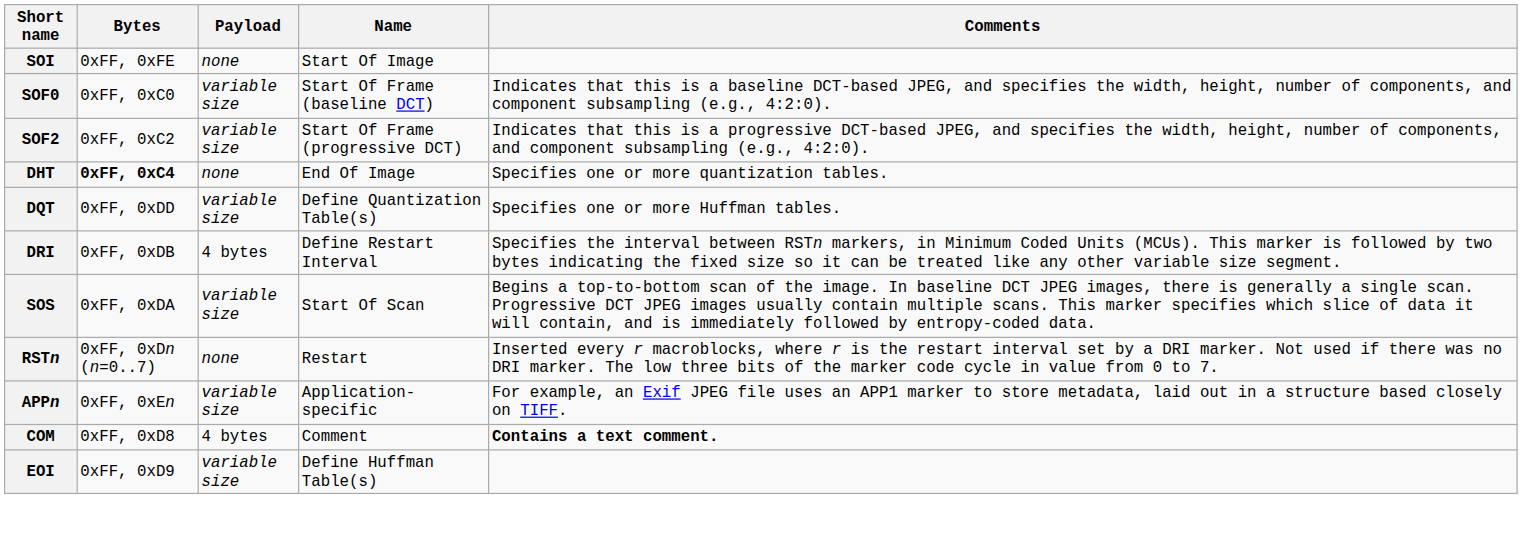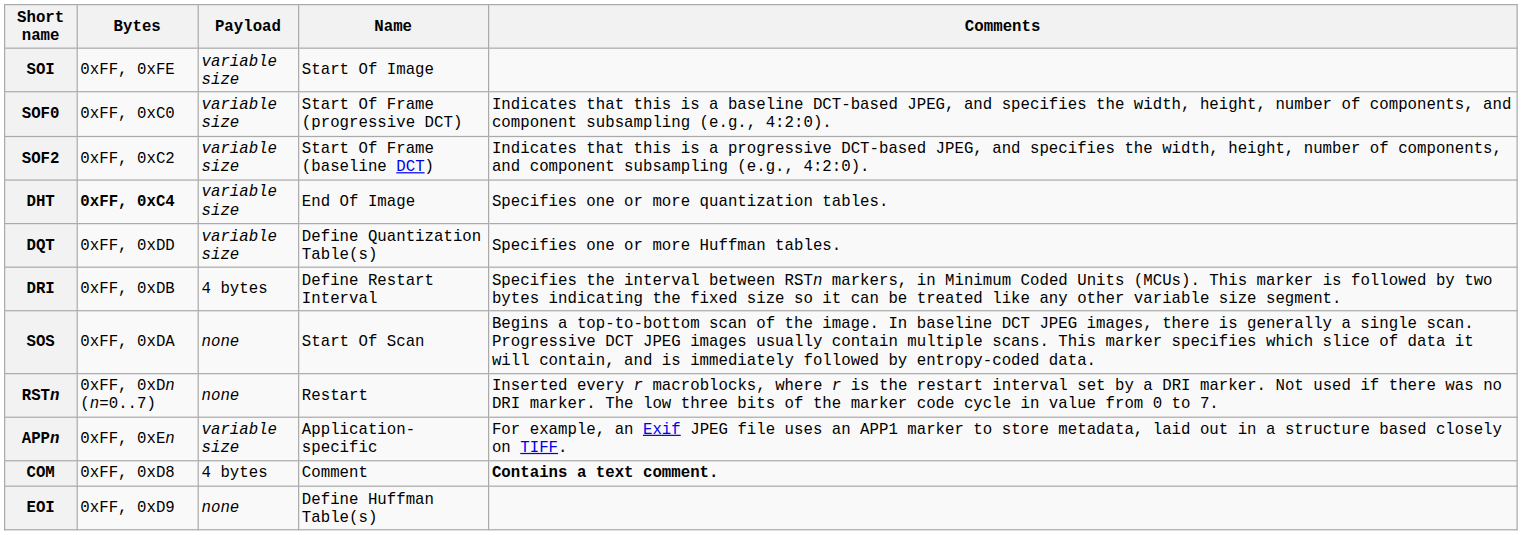(220, 61) none -> (239, 70) variable size
(368, 96) Start Of Frame (baseline DCT) -> (382, 114) Start Of Frame (progressive DCT)
(382, 140) Start Of Frame (progressive DCT) -> (368, 158) Start Of Frame (baseline DCT)
(220, 174) none -> (239, 202) variable size
(239, 306) variable size -> (220, 342) none
(239, 472) variable size -> (220, 508) none
